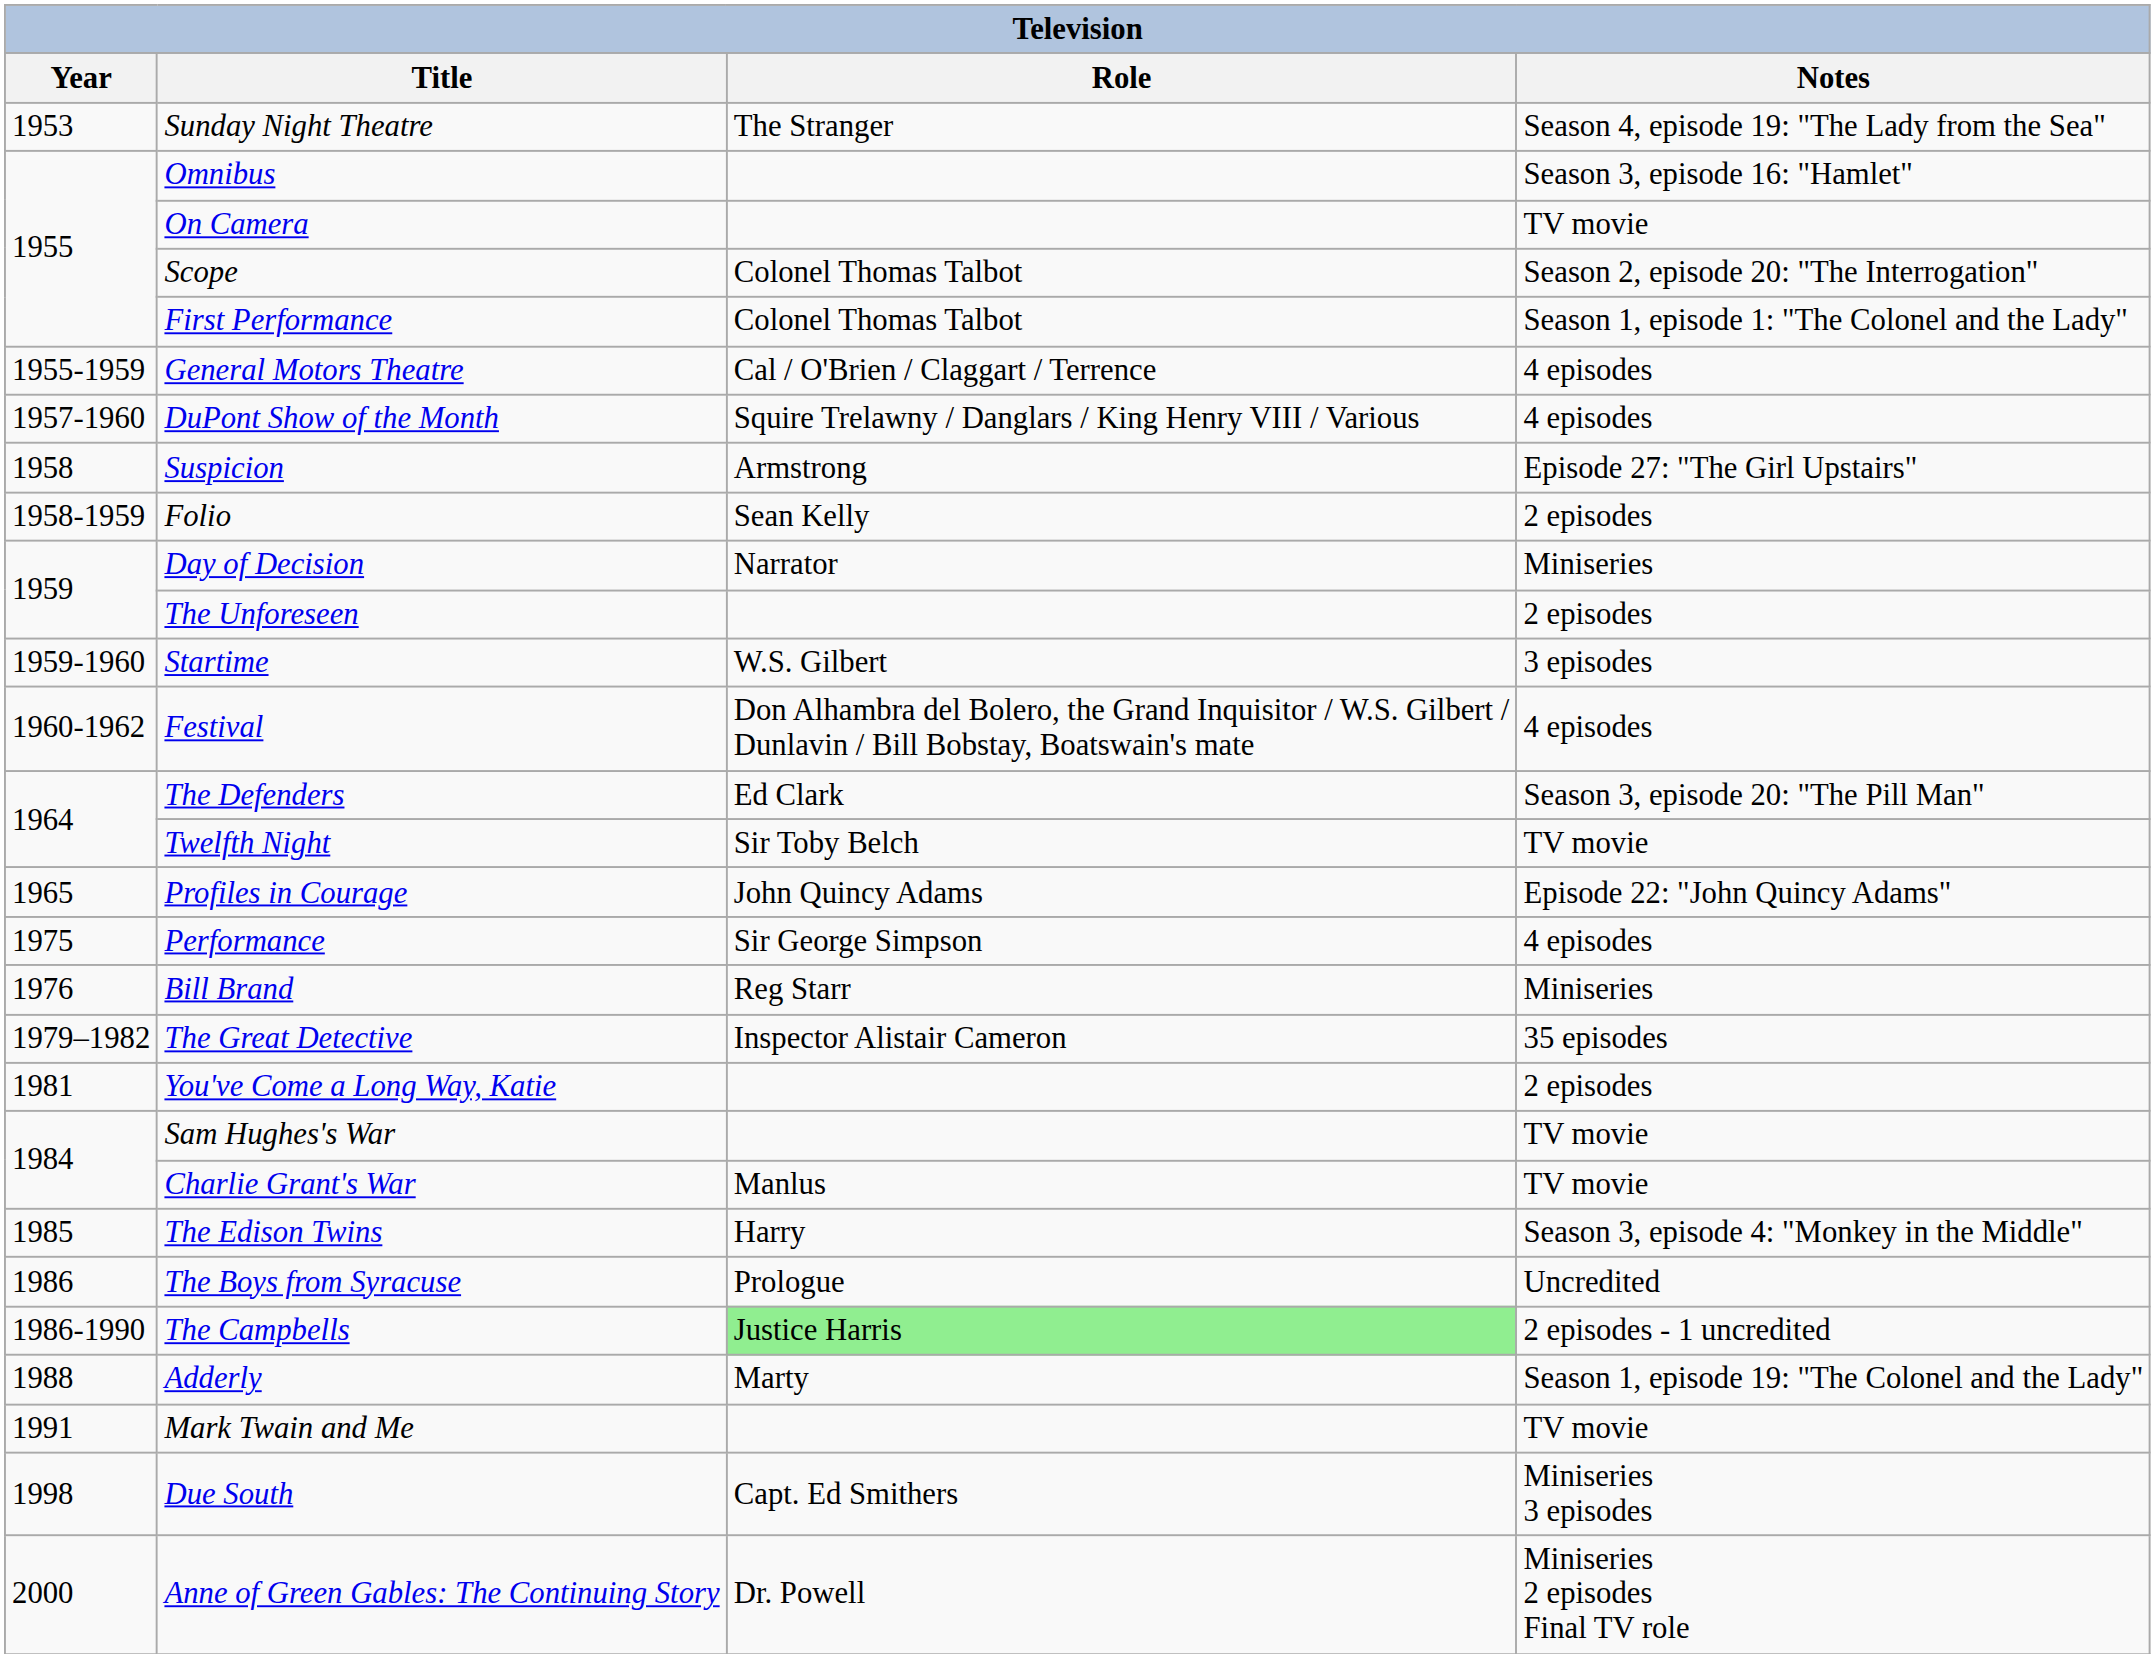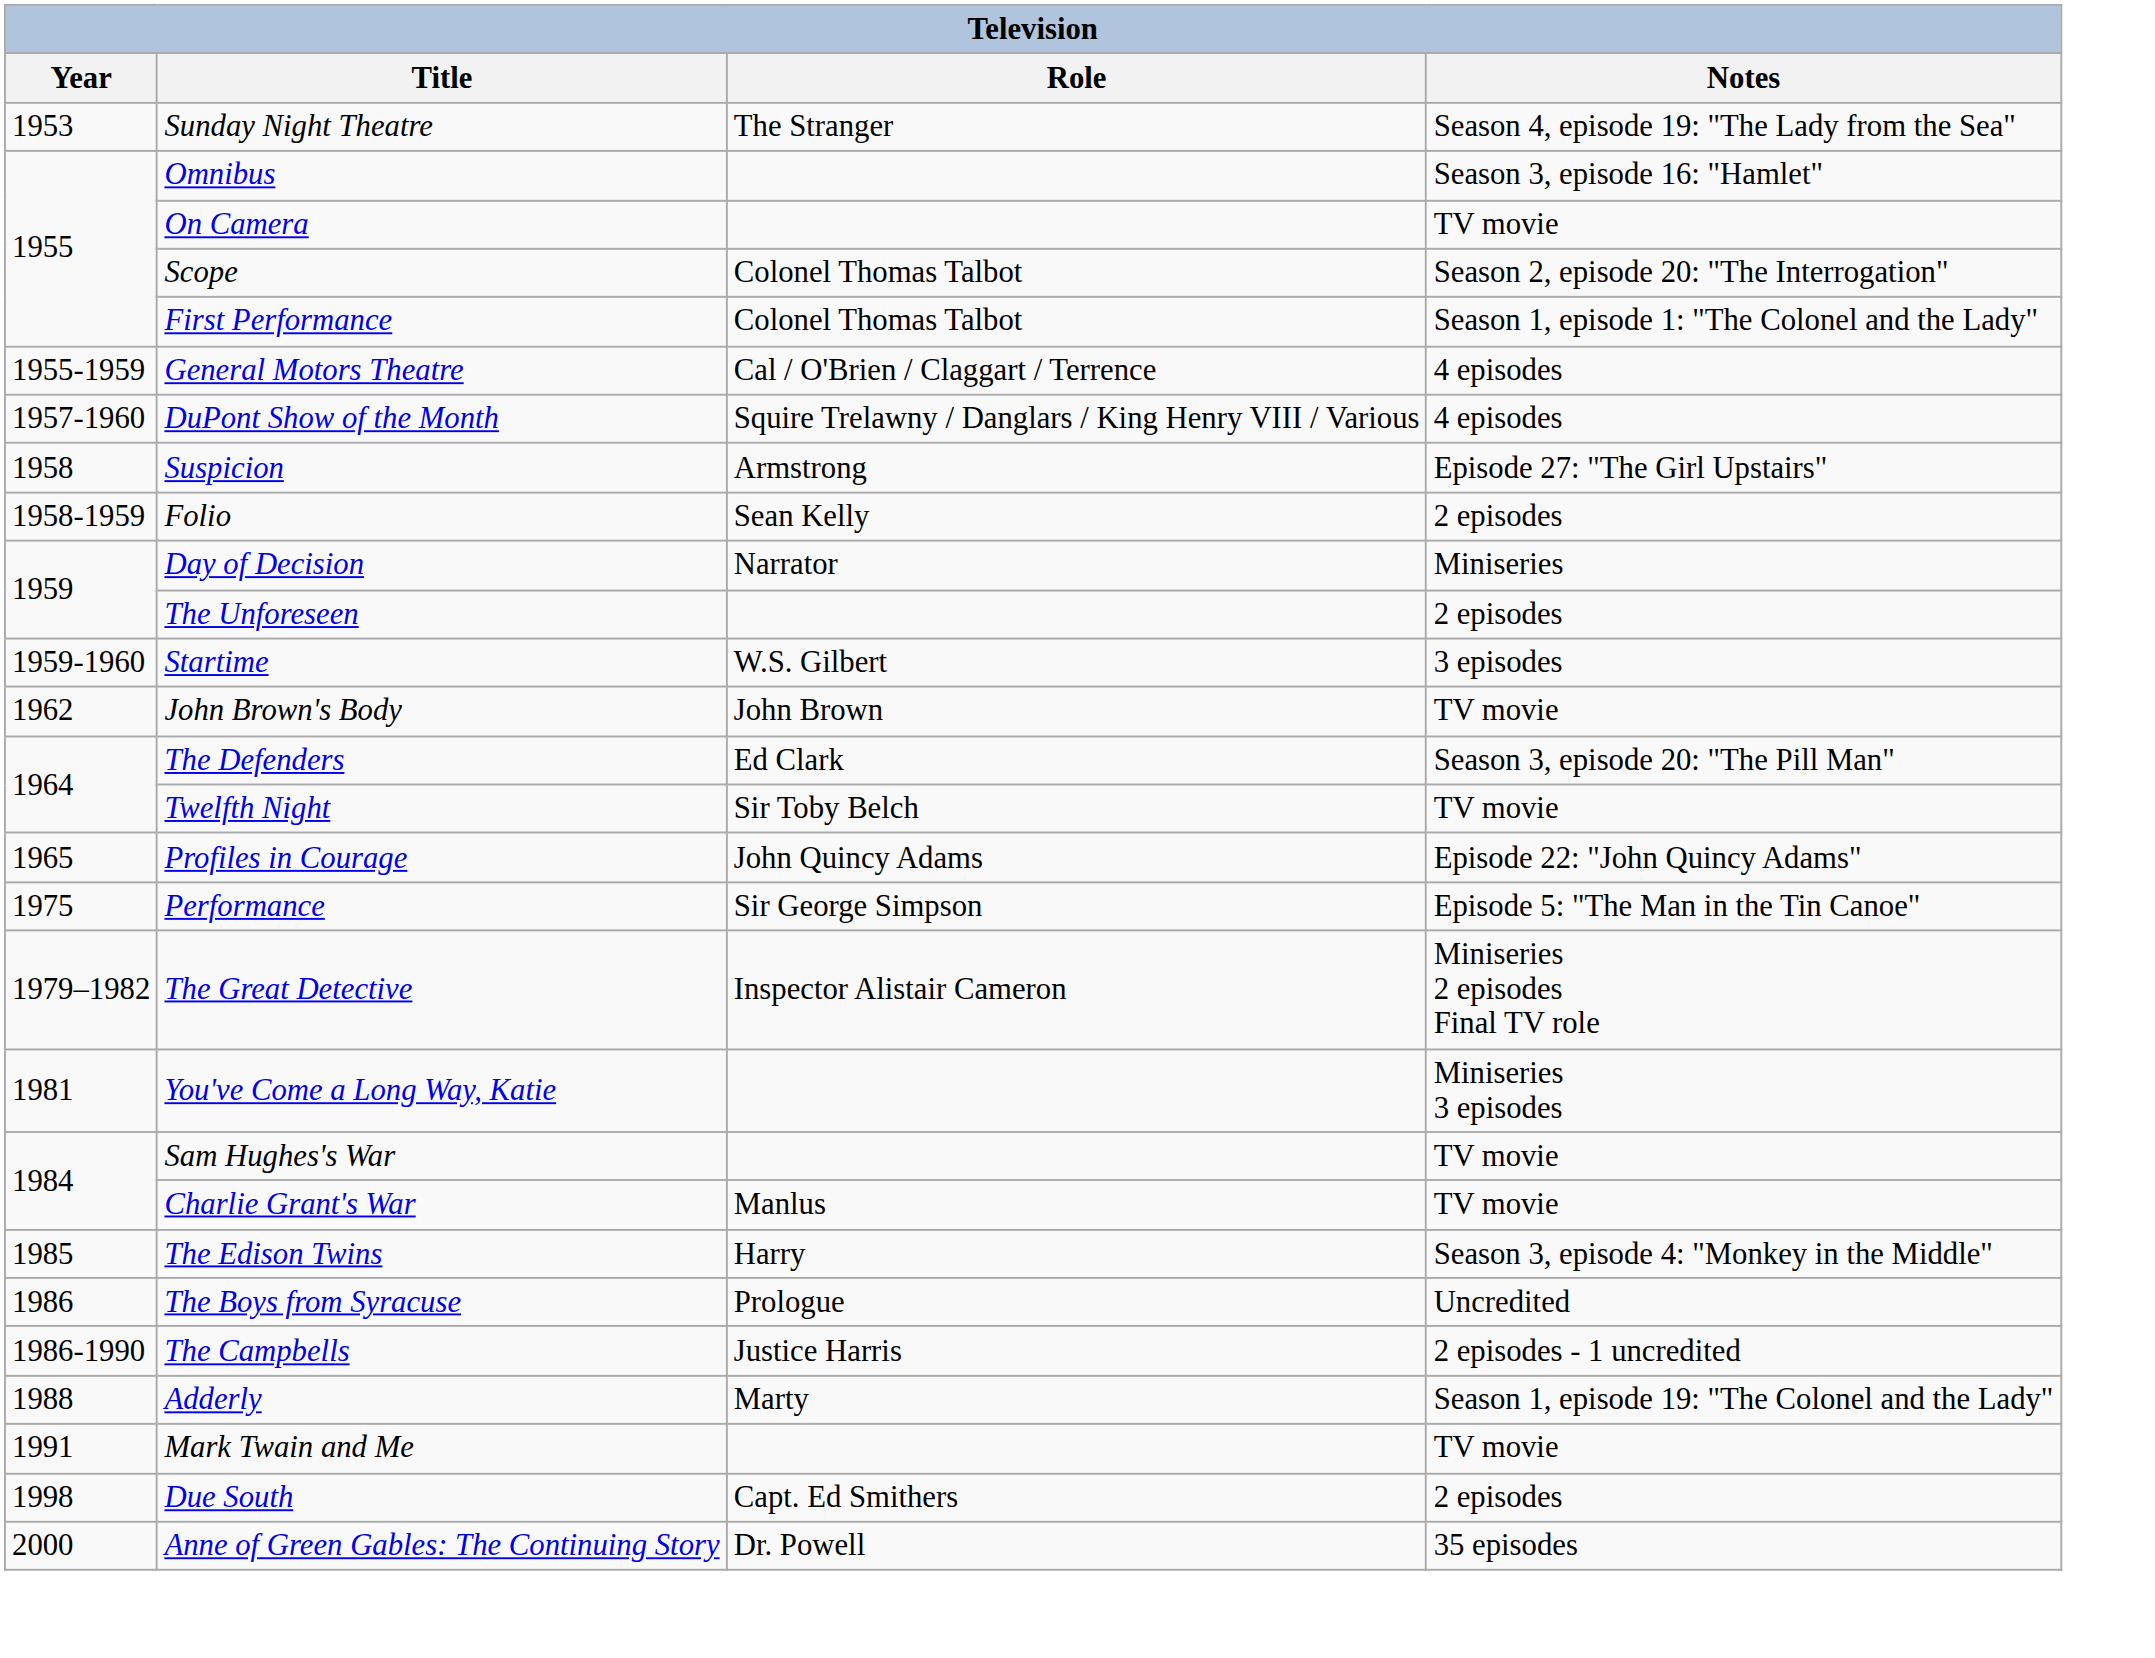- row: (214, 728)
+ row: (283, 710)
(1588, 940) 4 episodes -> (1677, 905) Episode 5: "The Man in the Tin Canoe"
- row: (229, 989)
(1596, 1037) 35 episodes -> (1517, 989) Miniseries 2 episodes Final TV role
(1588, 1086) 2 episodes -> (1499, 1089) Miniseries 3 episodes
(818, 1330) lightgreen background -> (818, 1350) no background
(1588, 1493) Miniseries 3 episodes -> (1498, 1496) 2 episodes
(1607, 1594) Miniseries 2 episodes Final TV role -> (1506, 1545) 35 episodes
